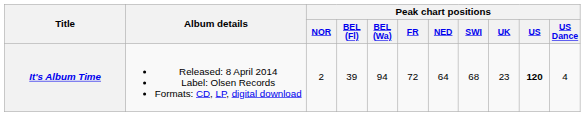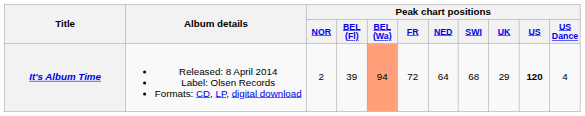(382, 77) no background -> (382, 77) lightsalmon background
(504, 77) 23 -> (504, 77) 29
